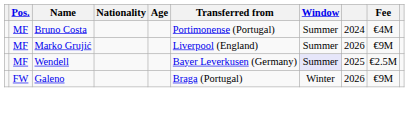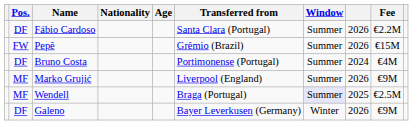+ row: (65, 29)
+ row: (45, 45)
(21, 29) MF -> (21, 62) DF
(235, 62) Bayer Leverkusen (Germany) -> (212, 95) Braga (Portugal)
(21, 78) FW -> (21, 111) DF
(208, 78) Braga (Portugal) -> (239, 111) Bayer Leverkusen (Germany)
